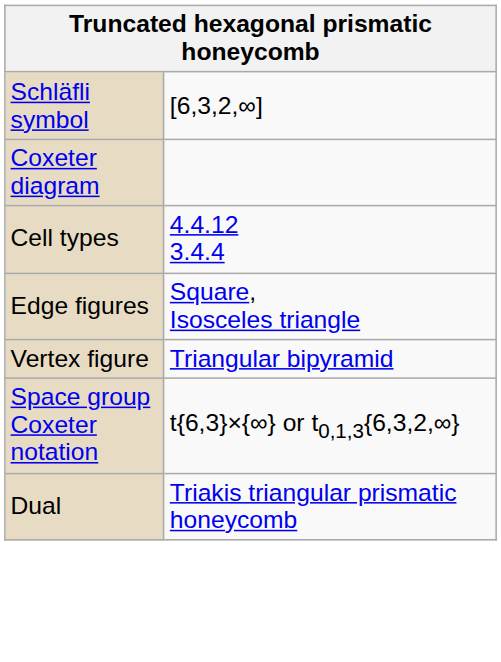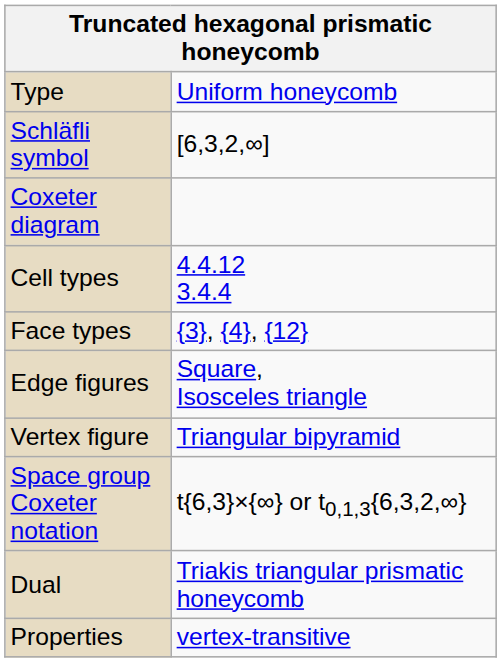+ row: (37, 91)
+ row: (71, 330)
+ row: (67, 637)
